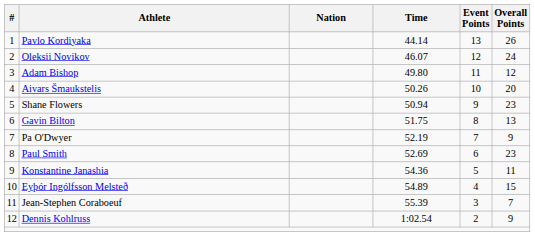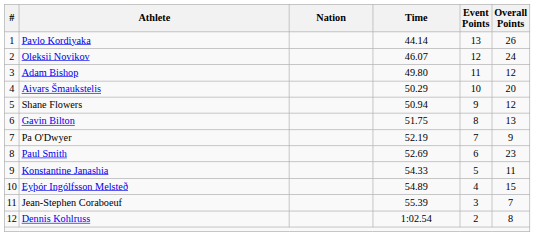(416, 89) 50.26 -> (416, 89) 50.29
(511, 105) 23 -> (511, 105) 12
(416, 170) 54.36 -> (416, 170) 54.33
(511, 219) 9 -> (511, 219) 8
